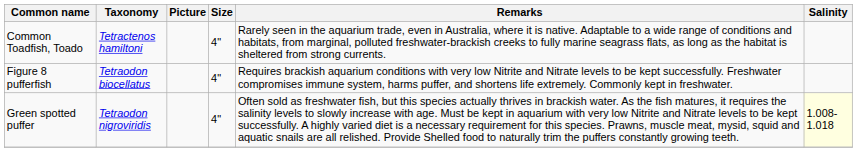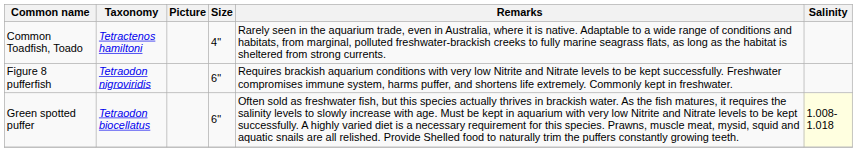(125, 78) Tetraodon biocellatus -> (125, 78) Tetraodon nigroviridis
(216, 78) 4" -> (216, 78) 6"
(125, 119) Tetraodon nigroviridis -> (125, 119) Tetraodon biocellatus
(216, 119) 4" -> (216, 119) 6"
